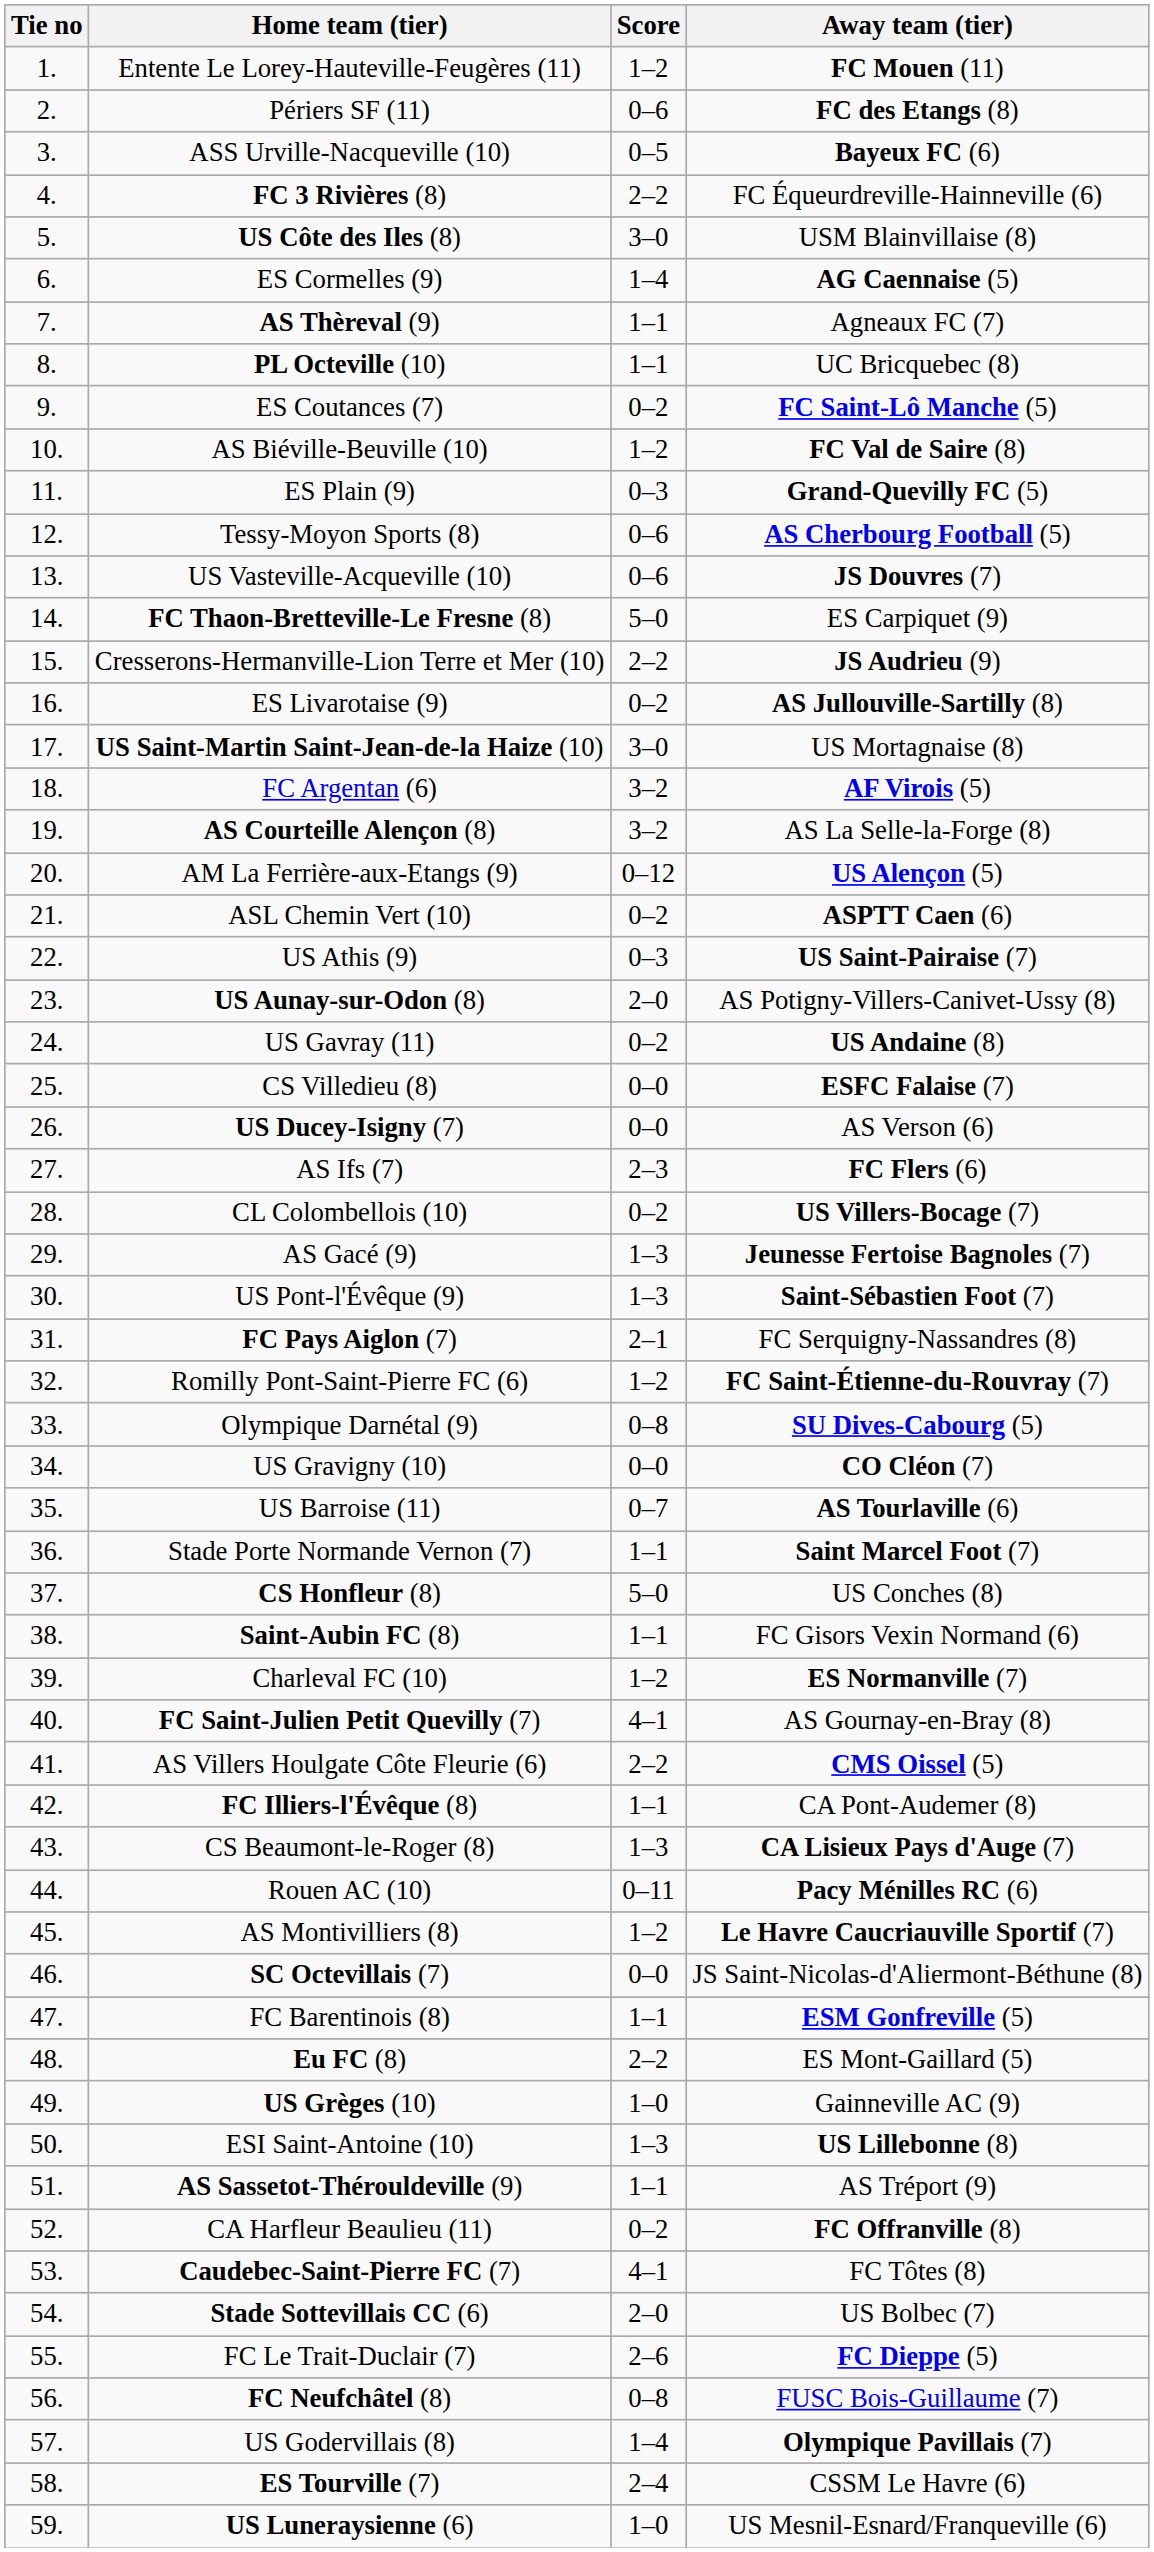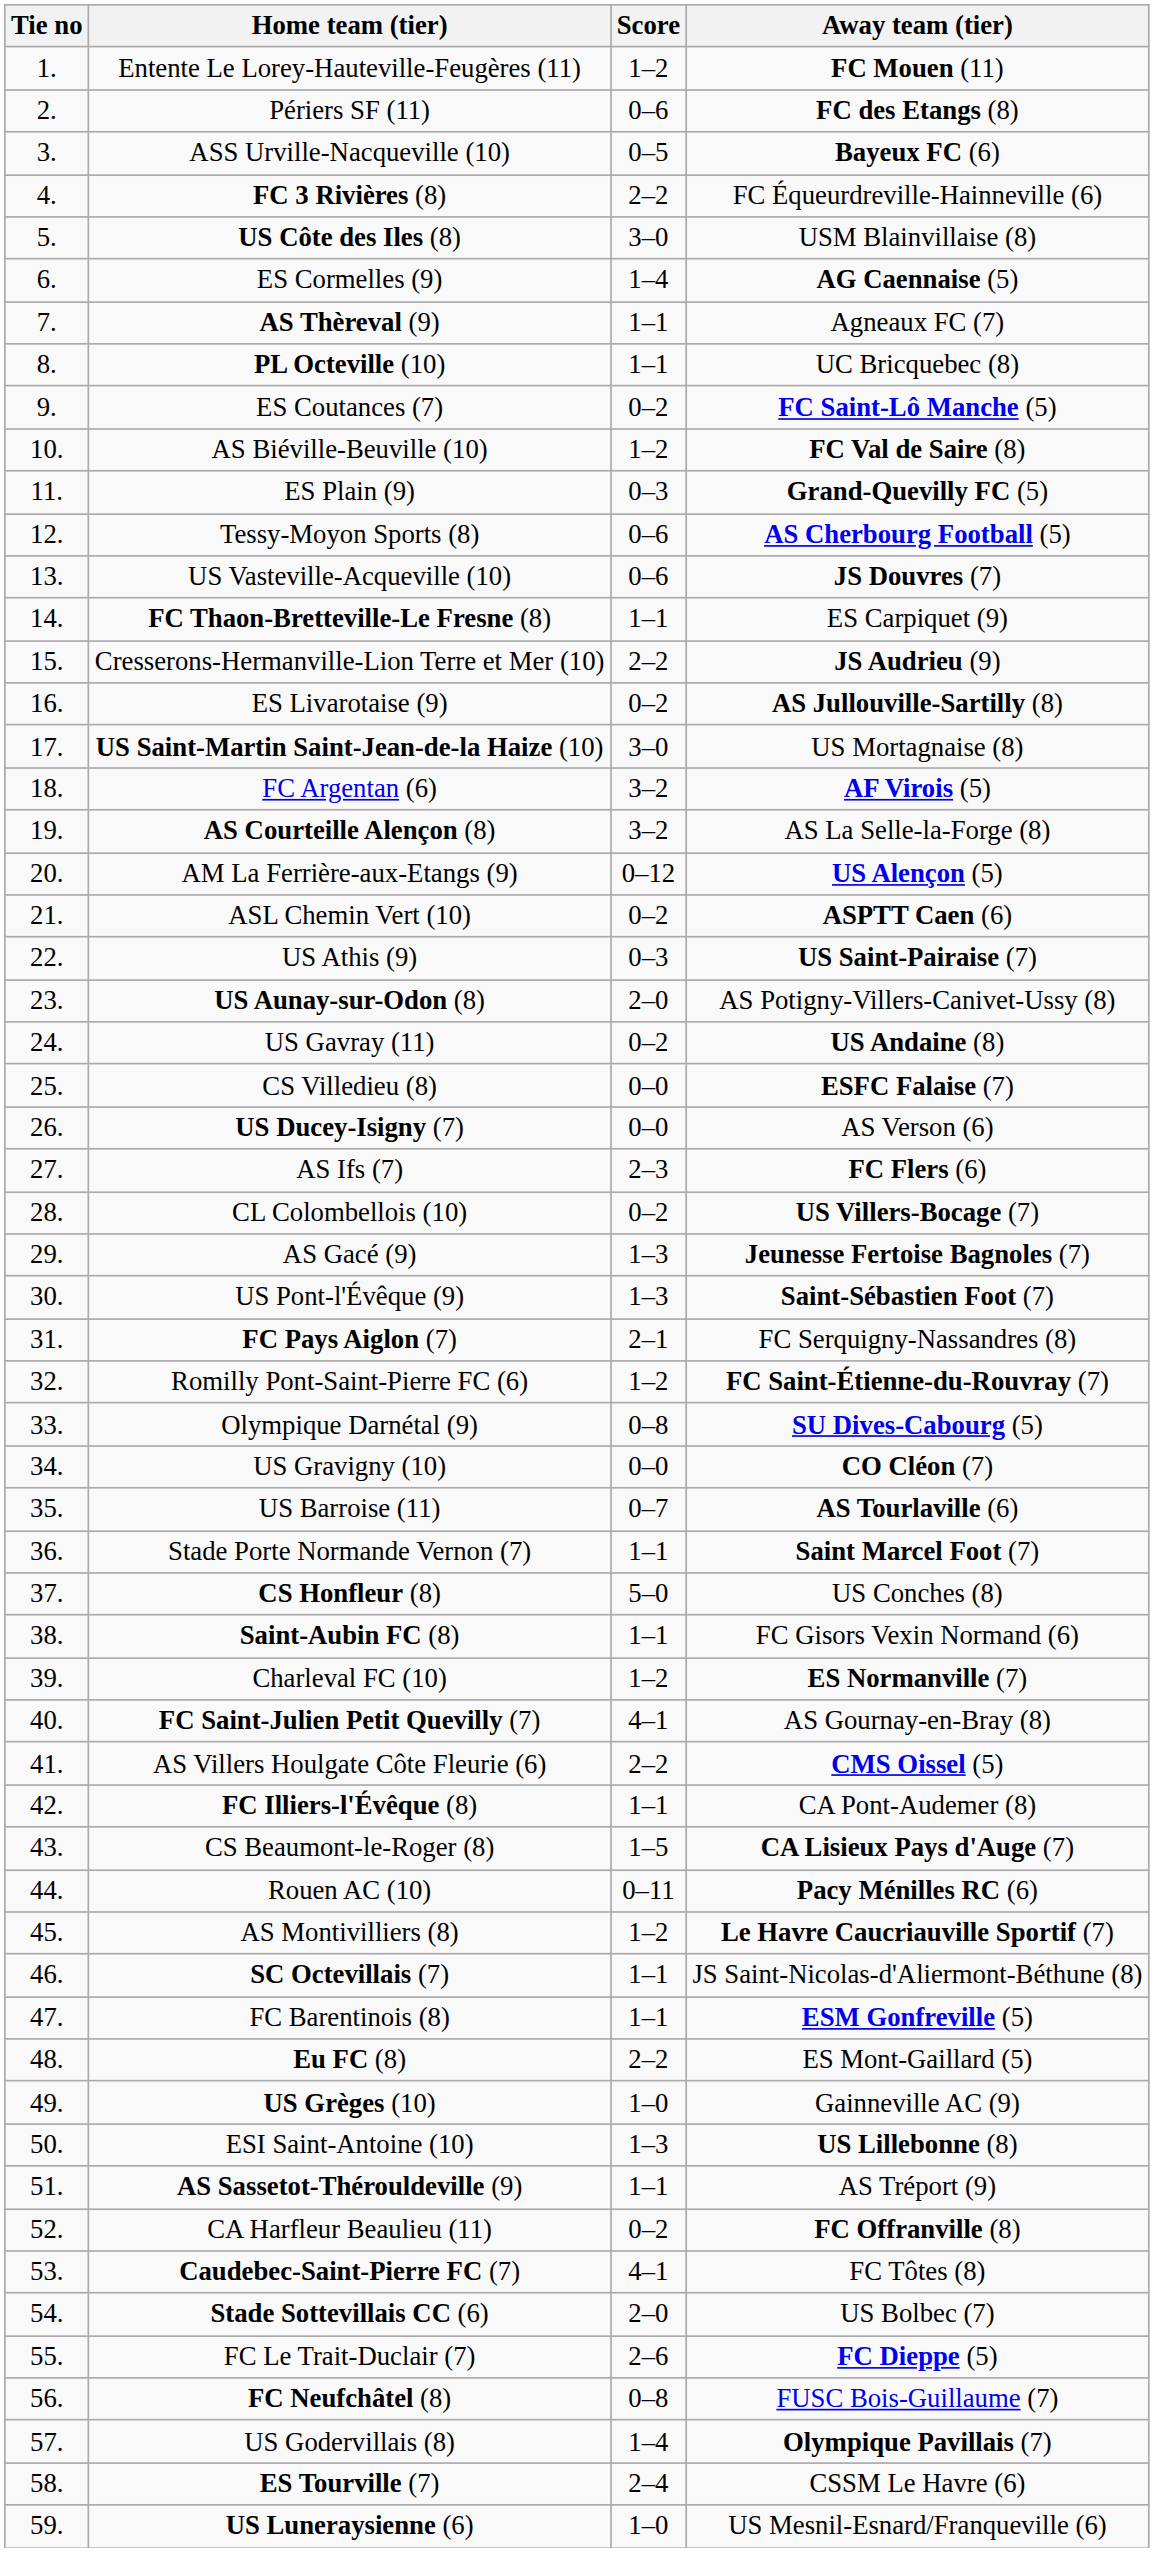(648, 618) 5–0 -> (648, 618) 1–1
(648, 1847) 1–3 -> (648, 1847) 1–5
(648, 1974) 0–0 -> (648, 1974) 1–1
